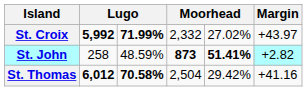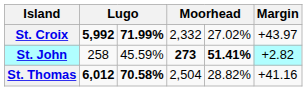(142, 55) 48.59% -> (142, 55) 45.59%
(186, 55) 873 -> (186, 55) 273
(229, 75) 29.42% -> (229, 75) 28.82%
